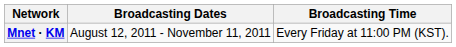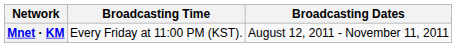columns swapped: (170, 14) <-> (363, 14)
